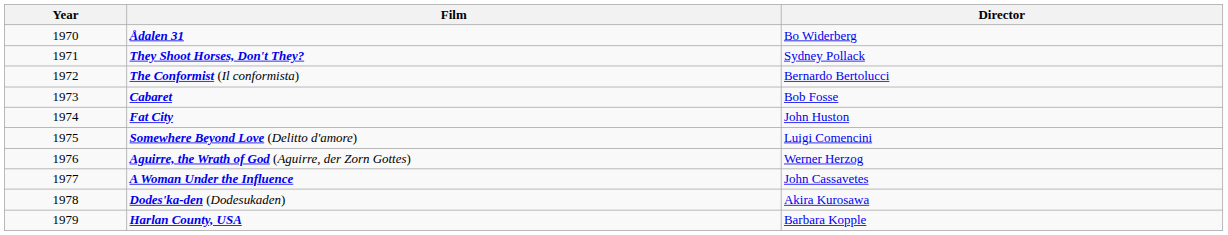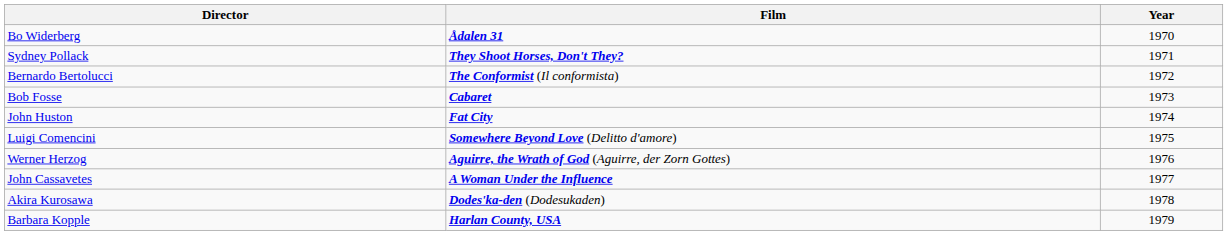columns swapped: (65, 14) <-> (1002, 14)
